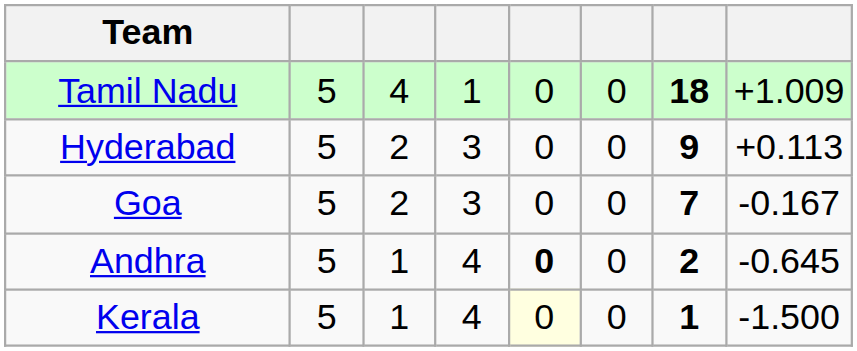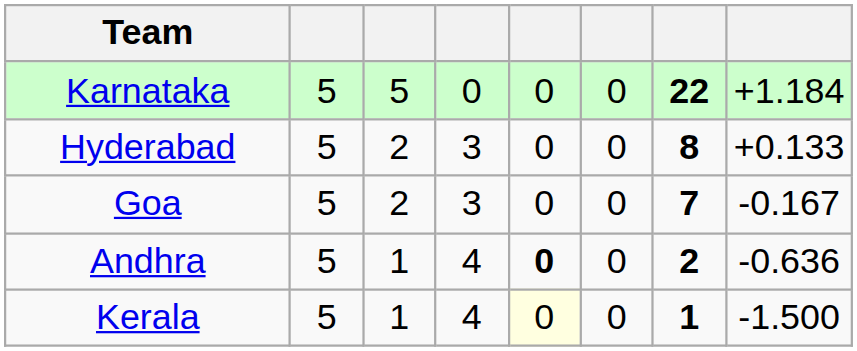+ row: (148, 89)
- row: (148, 89)
(689, 146) 9 -> (689, 146) 8
(789, 146) +0.113 -> (789, 146) +0.133
(789, 260) -0.645 -> (789, 260) -0.636
